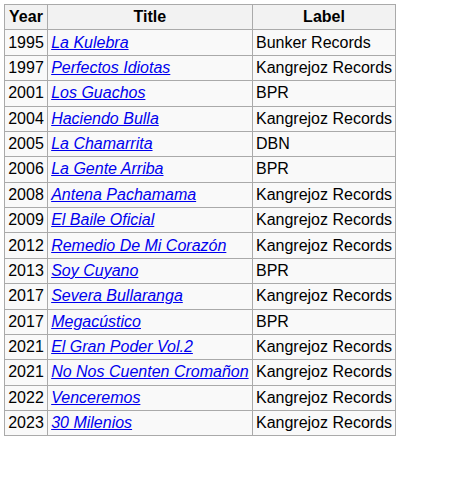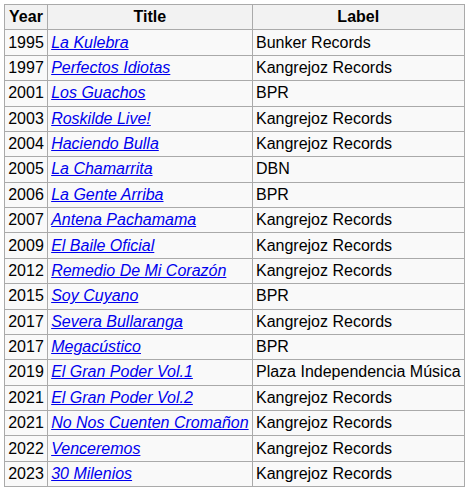+ row: (101, 118)
(26, 194) 2008 -> (26, 220) 2007
(26, 270) 2013 -> (26, 296) 2015
+ row: (122, 372)
